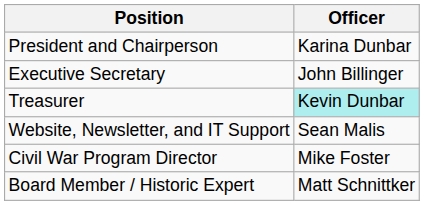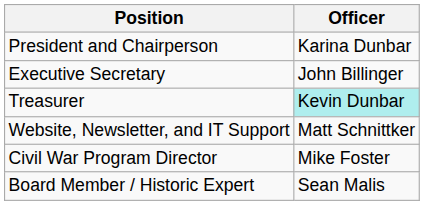(341, 130) Sean Malis -> (357, 130) Matt Schnittker
(357, 185) Matt Schnittker -> (341, 185) Sean Malis
